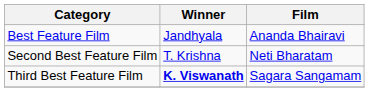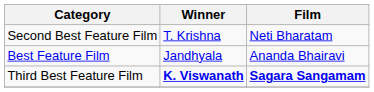rows swapped: (59, 35) <-> (82, 55)
(305, 76) normal -> (308, 76) bold
